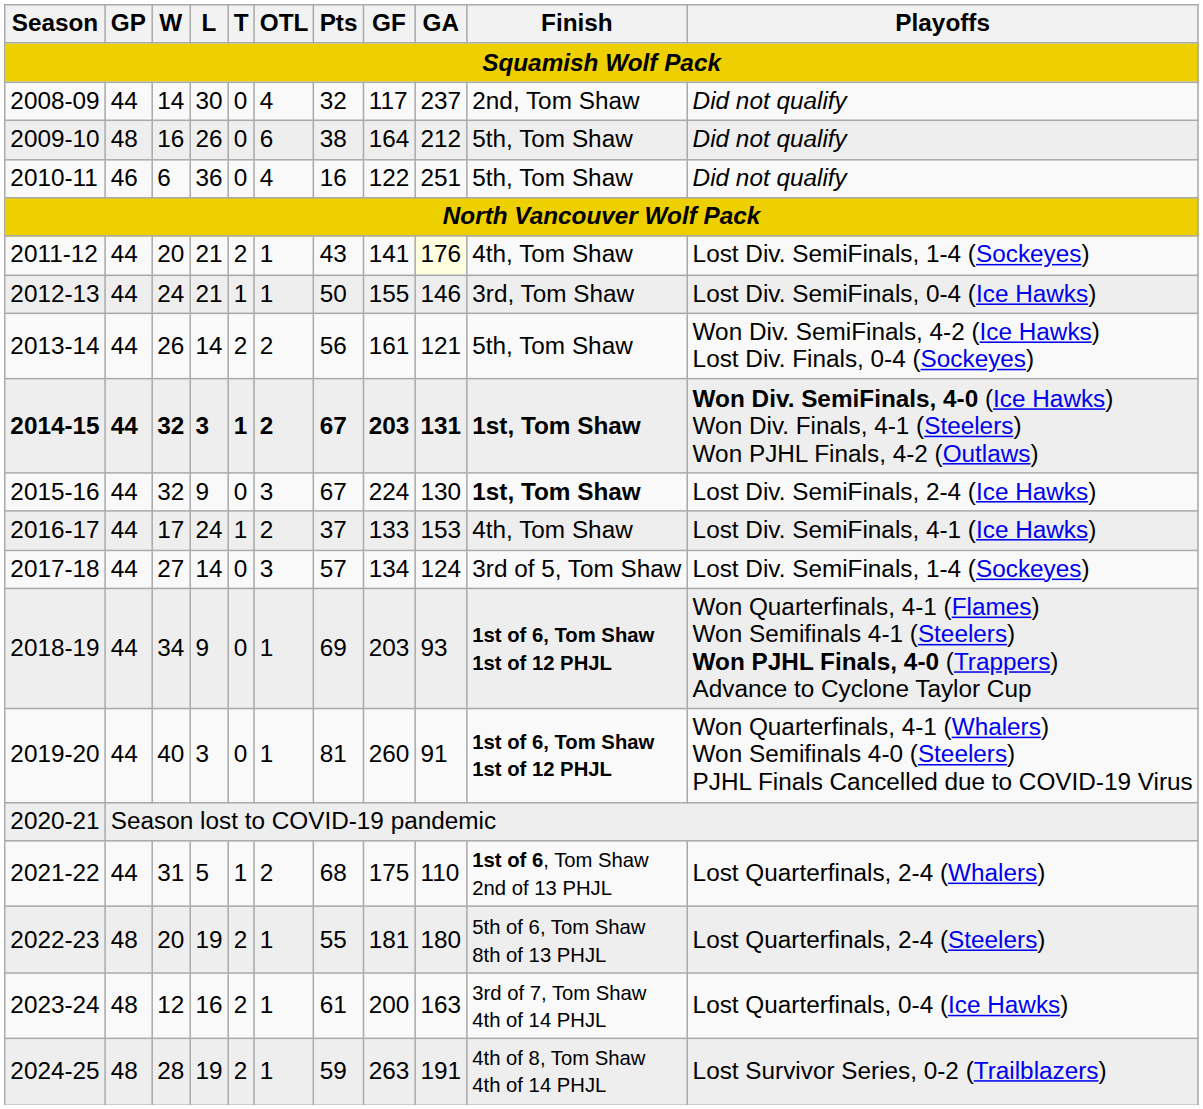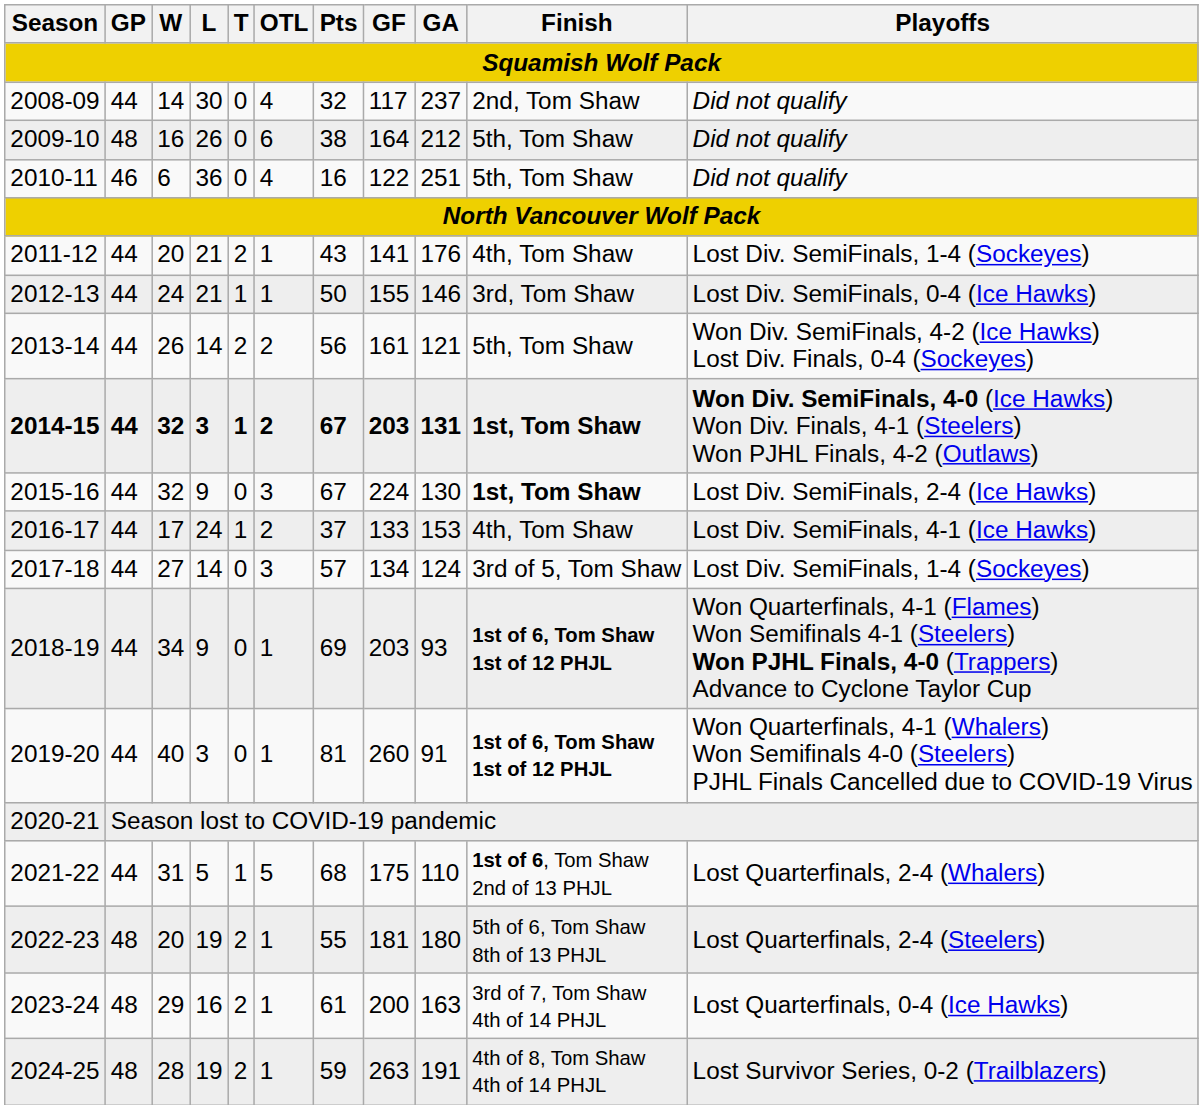(441, 255) lightyellow background -> (441, 255) no background
(267, 873) 2 -> (267, 873) 5
(171, 1005) 12 -> (171, 1005) 29
